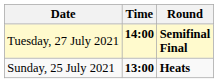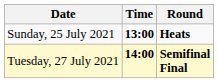rows swapped: (61, 68) <-> (63, 41)
